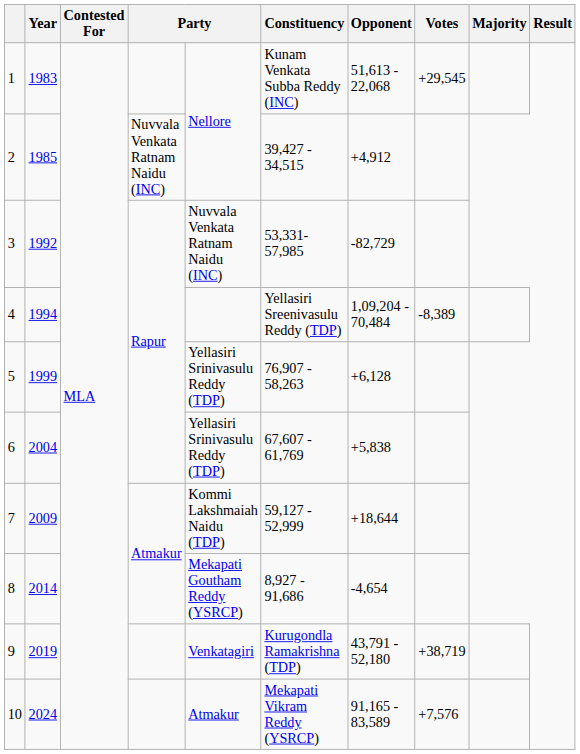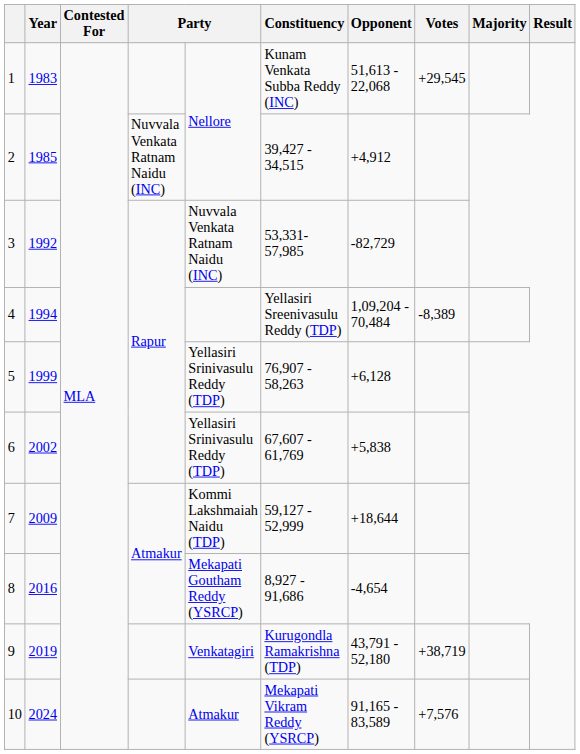(43, 447) 2004 -> (43, 447) 2002
(43, 588) 2014 -> (43, 588) 2016
